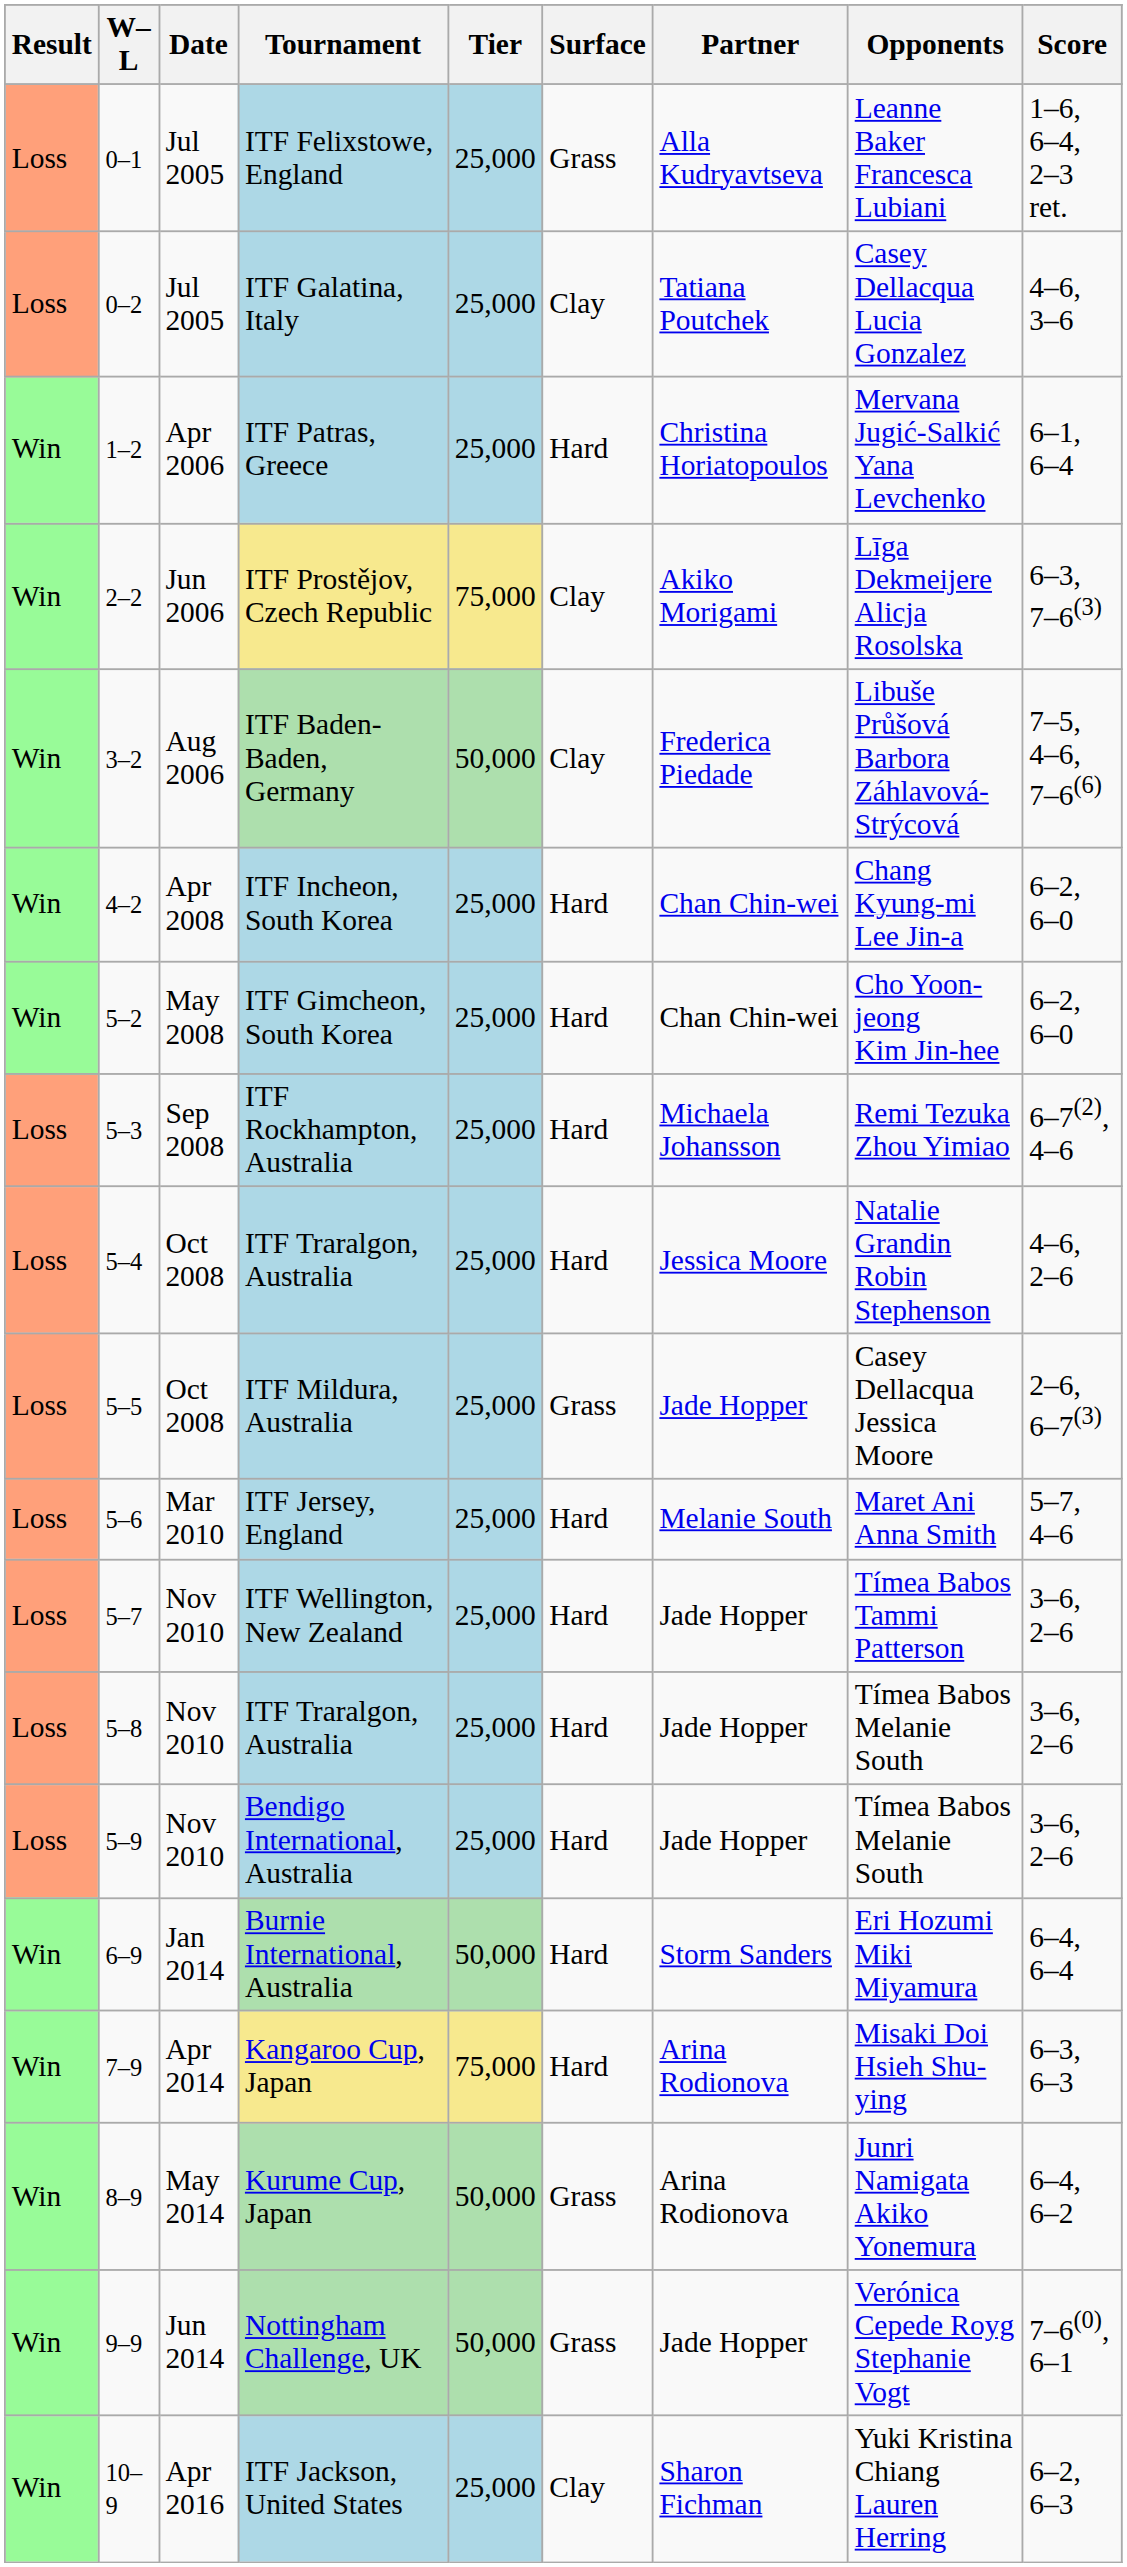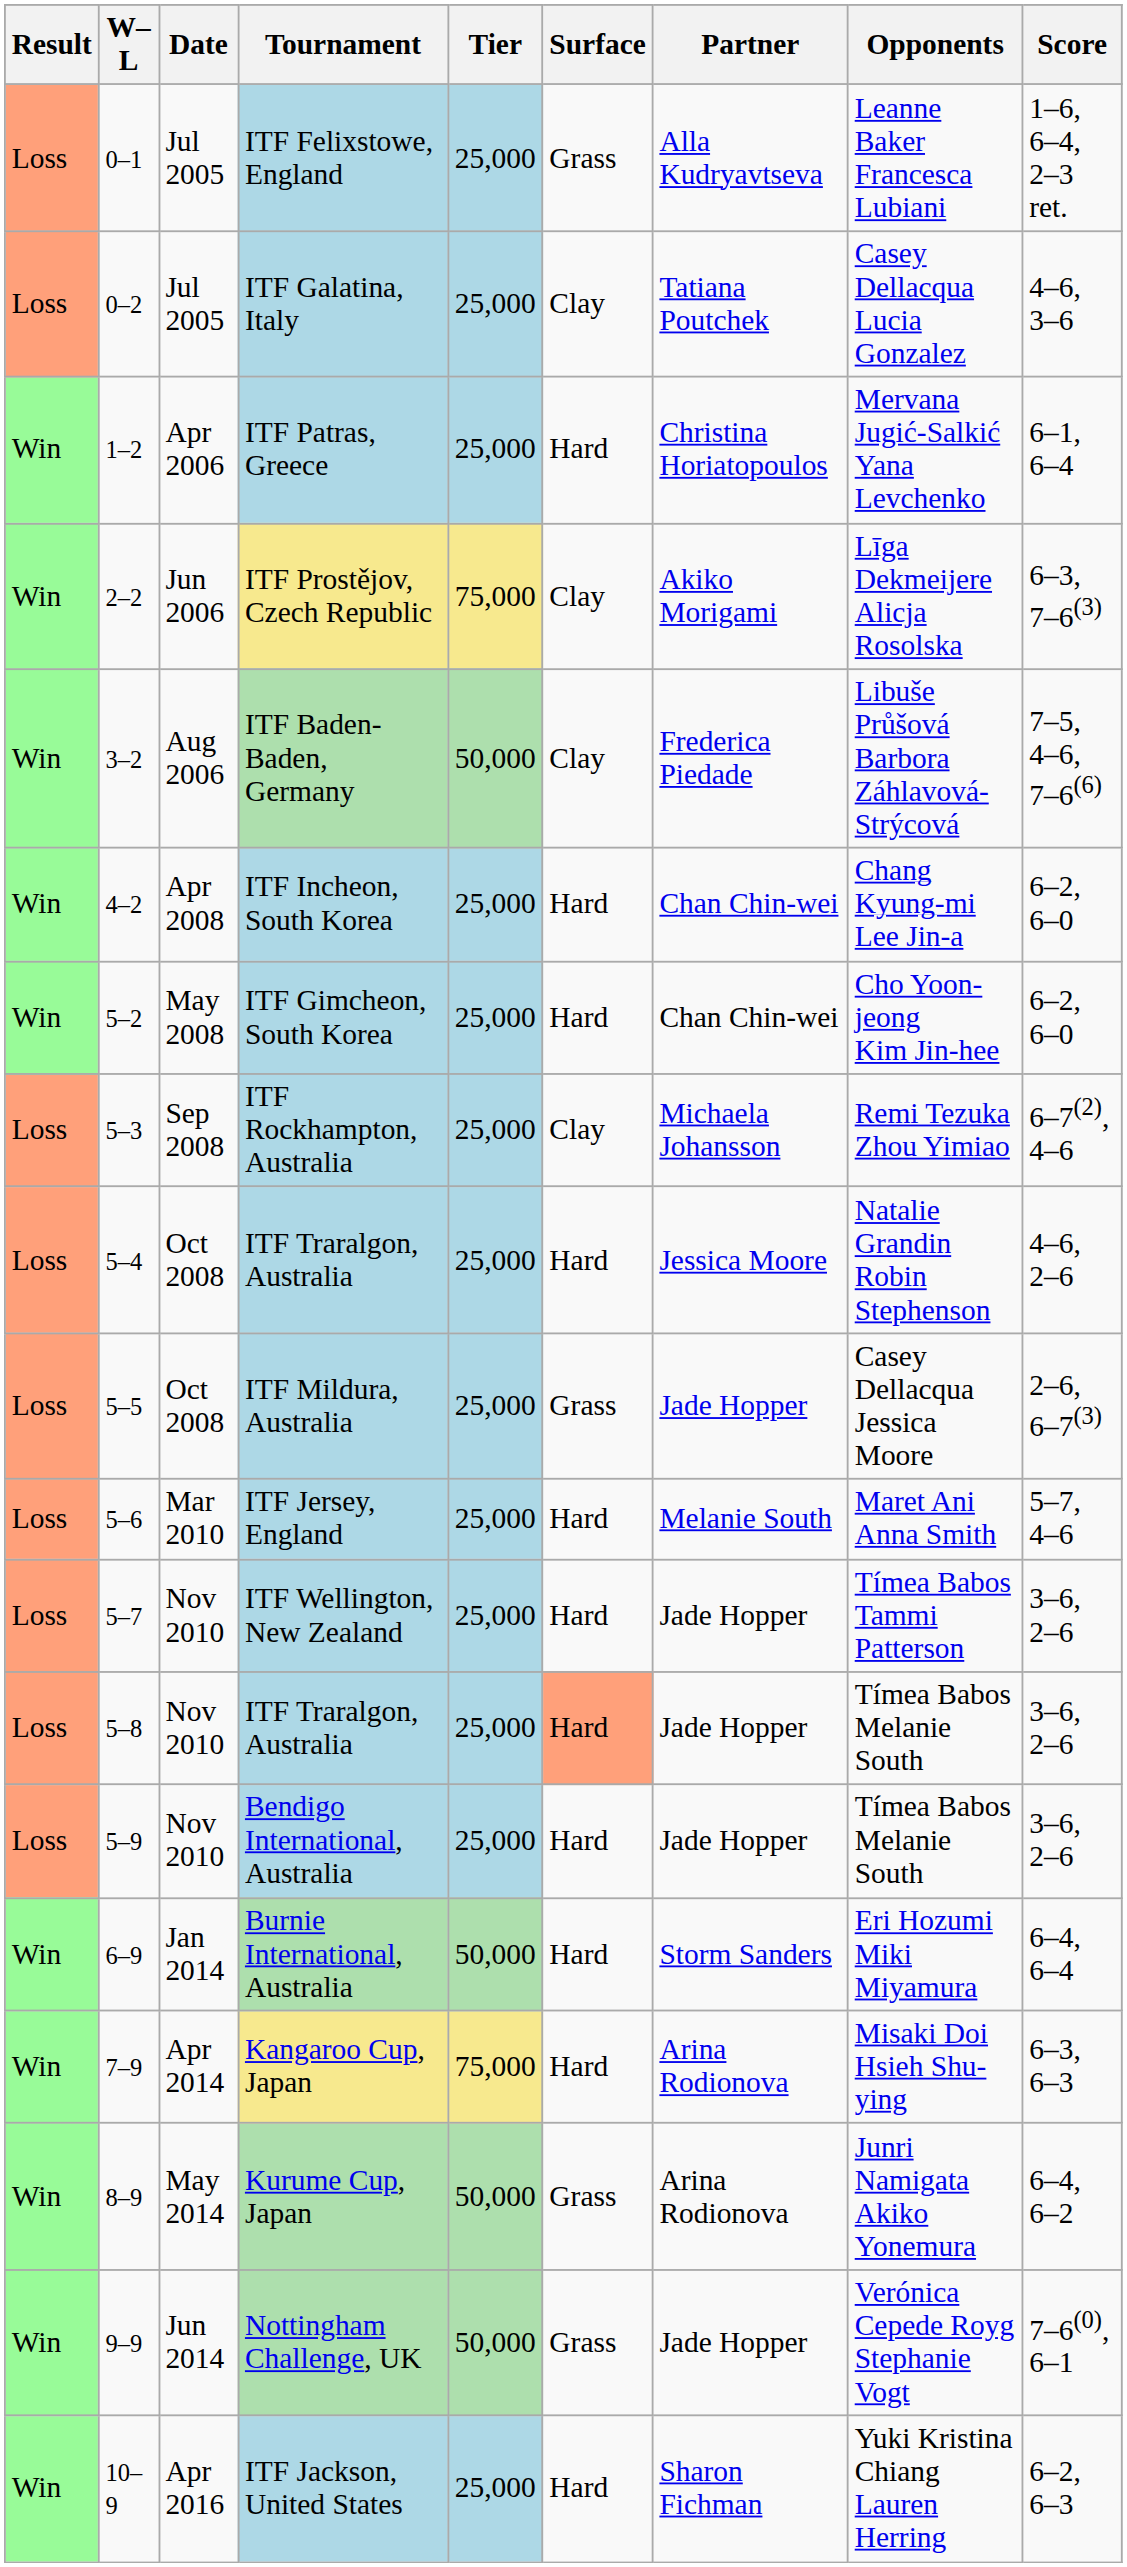(579, 1130) Hard -> (577, 1130) Clay
(579, 1727) no background -> (579, 1727) lightsalmon background
(577, 2488) Clay -> (579, 2488) Hard
